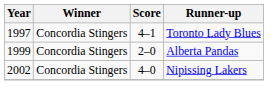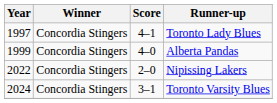(147, 51) 2–0 -> (147, 51) 4–0
(19, 70) 2002 -> (19, 70) 2022
(147, 70) 4–0 -> (147, 70) 2–0
+ row: (218, 88)
